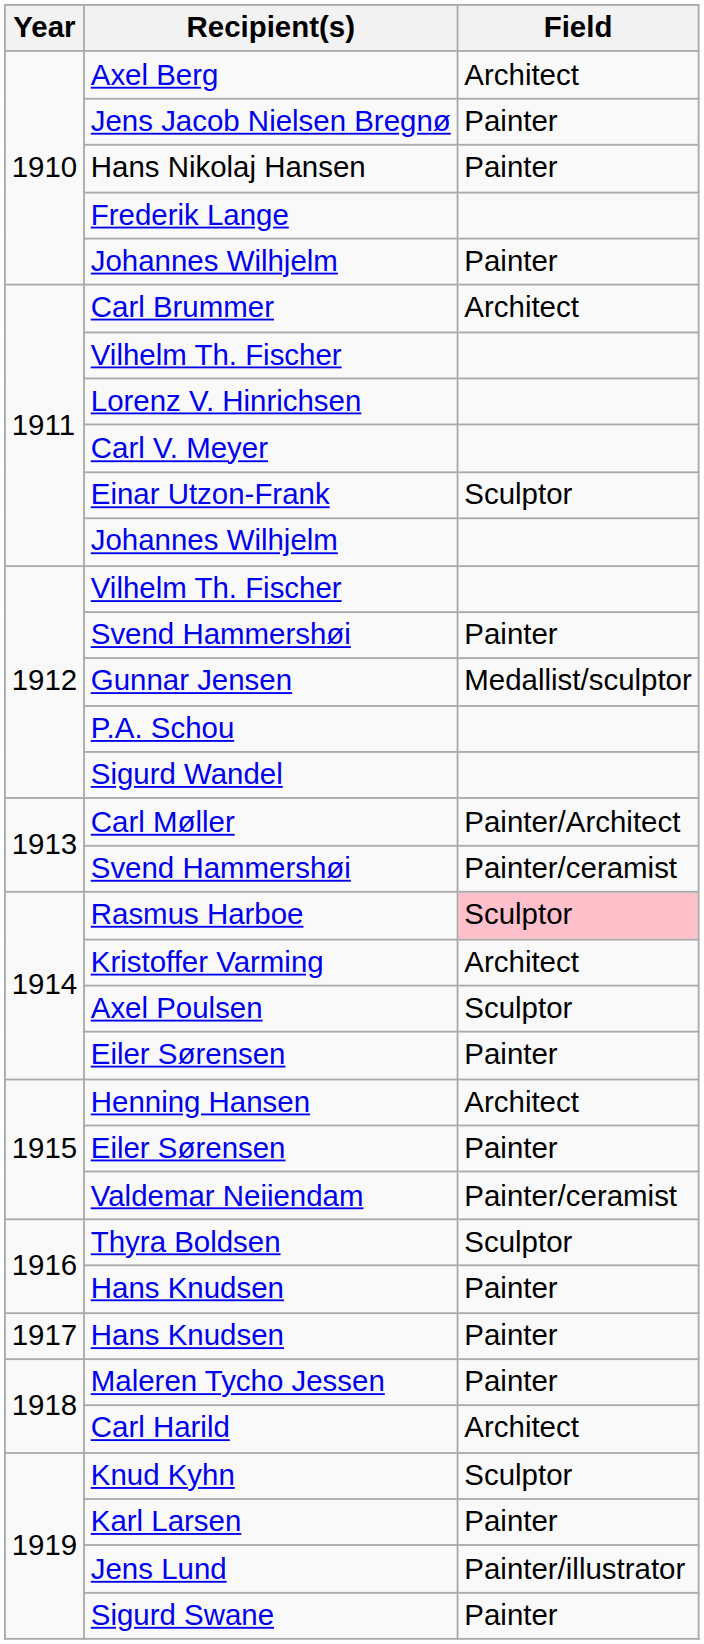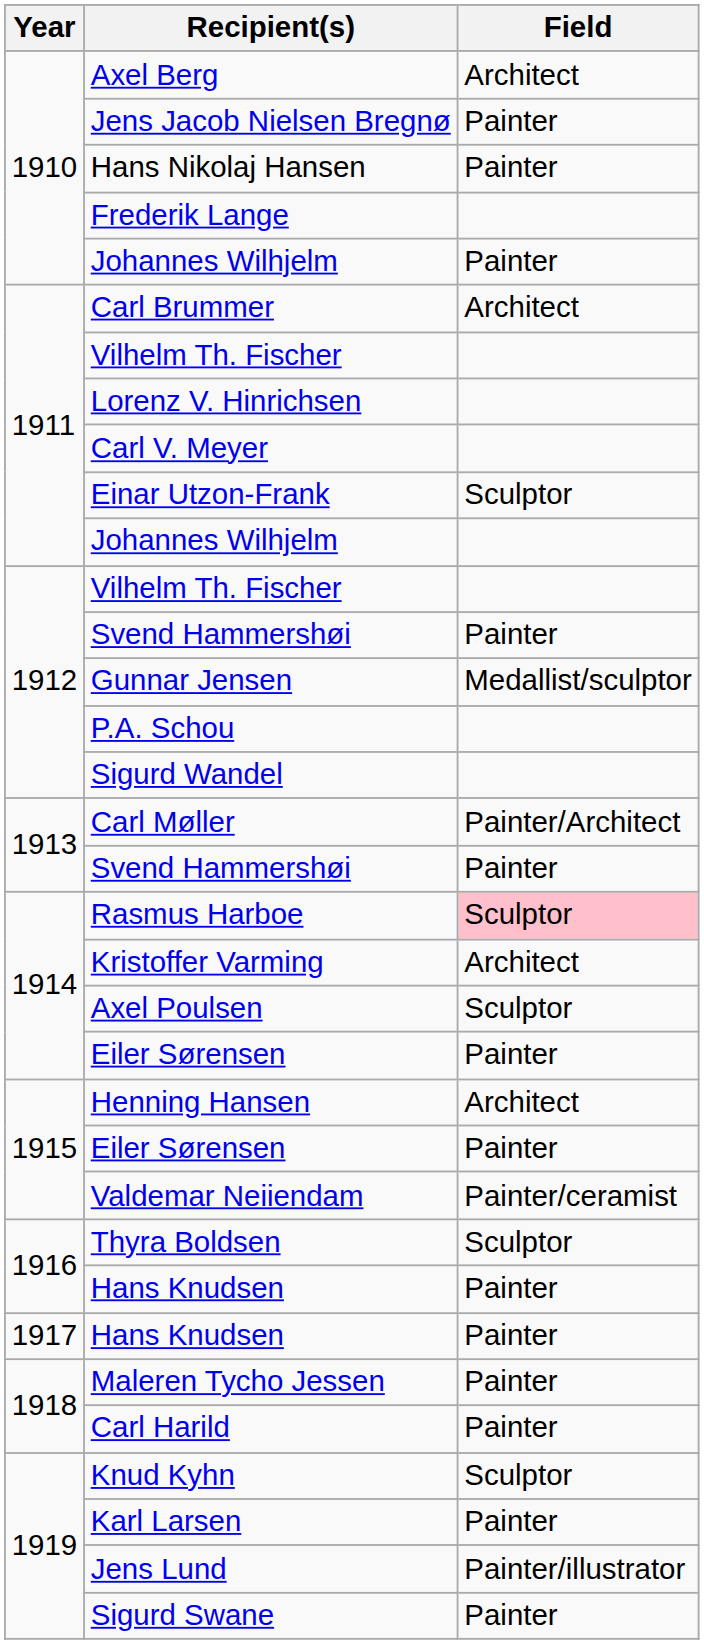(571, 868) Painter/ceramist -> (511, 868) Painter
(522, 1428) Architect -> (511, 1428) Painter
